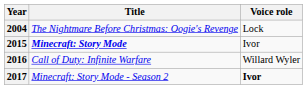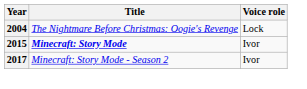- row: (17, 60)
(252, 76) bold -> (251, 60) normal
